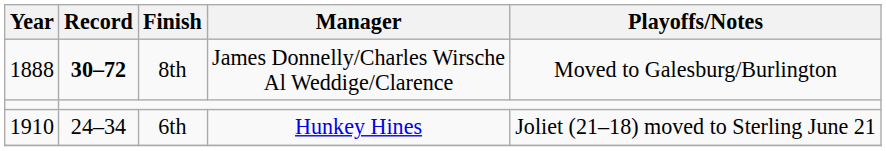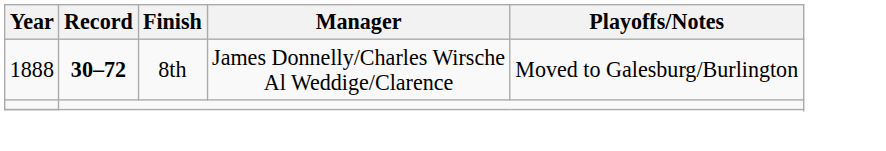- row: (172, 127)
